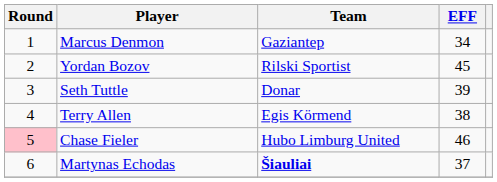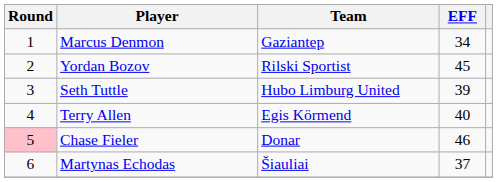(281, 90) Donar -> (330, 90) Hubo Limburg United
(462, 115) 38 -> (462, 115) 40
(330, 139) Hubo Limburg United -> (281, 139) Donar
(286, 164) bold -> (285, 164) normal
